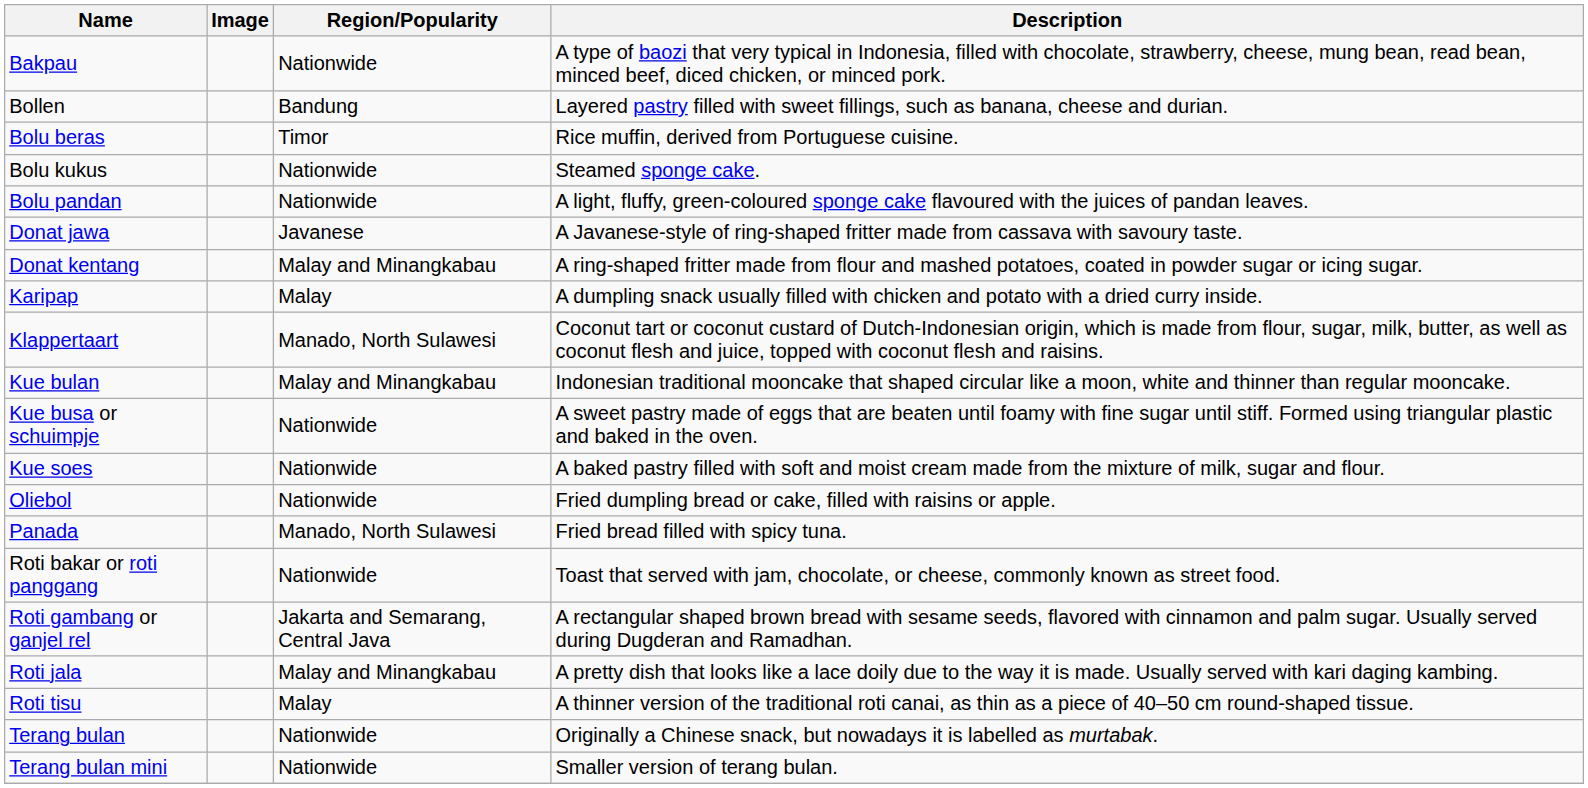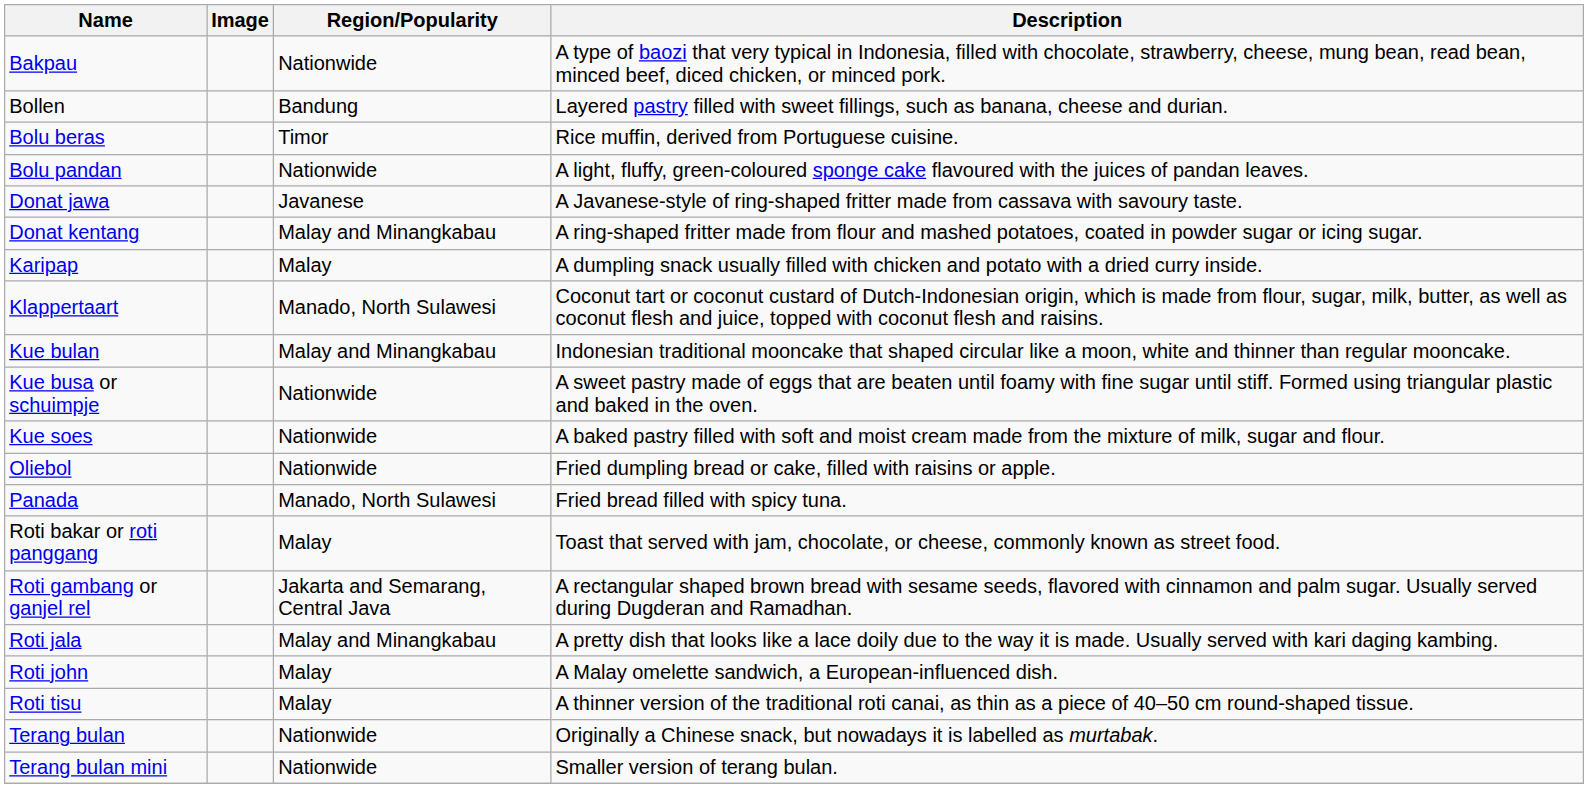- row: (58, 169)
(328, 574) Nationwide -> (305, 543) Malay
+ row: (49, 672)
